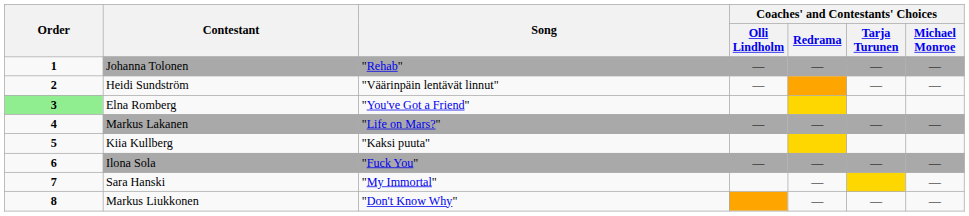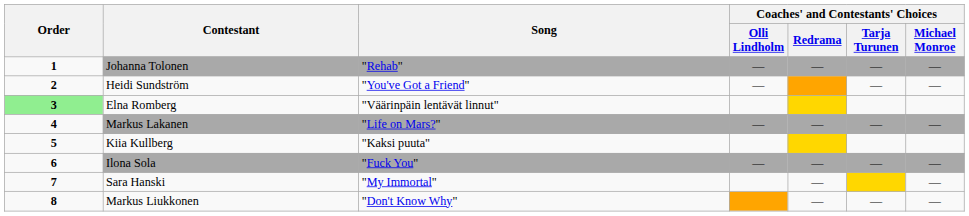(430, 85) "Väärinpäin lentävät linnut" -> (416, 85) "You've Got a Friend"
(416, 104) "You've Got a Friend" -> (430, 104) "Väärinpäin lentävät linnut"
